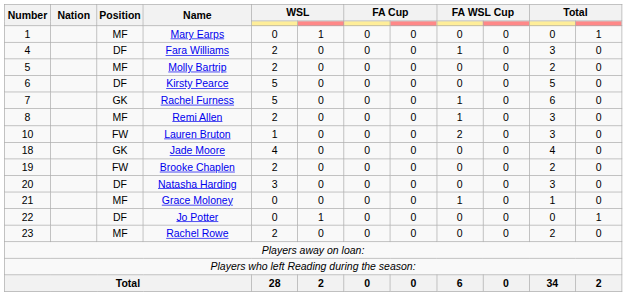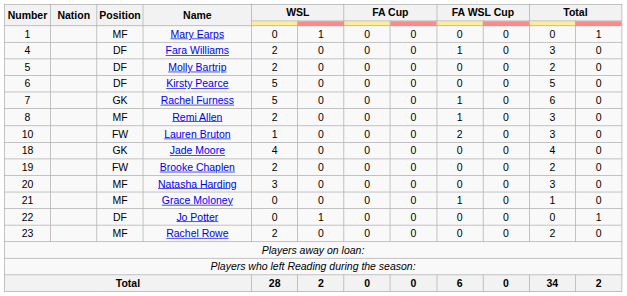(120, 68) MF -> (120, 68) DF
(120, 184) DF -> (120, 184) MF
